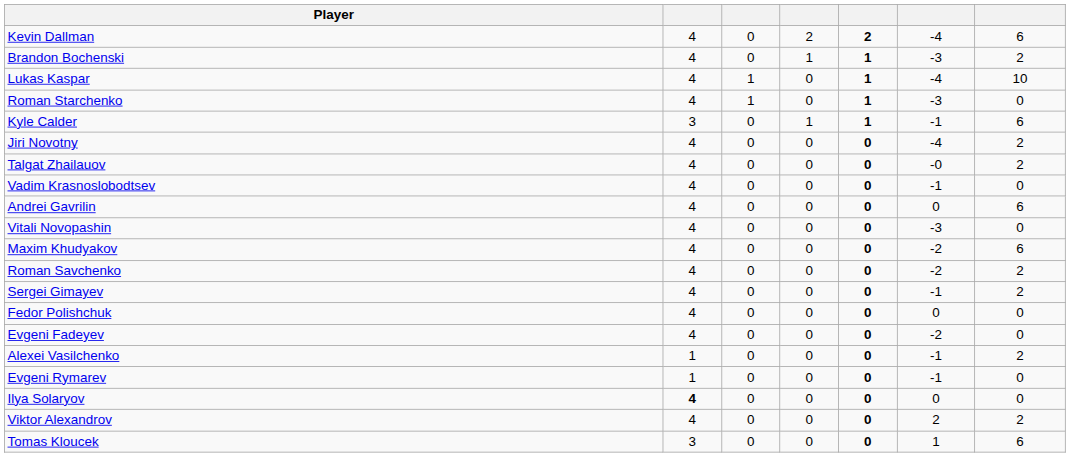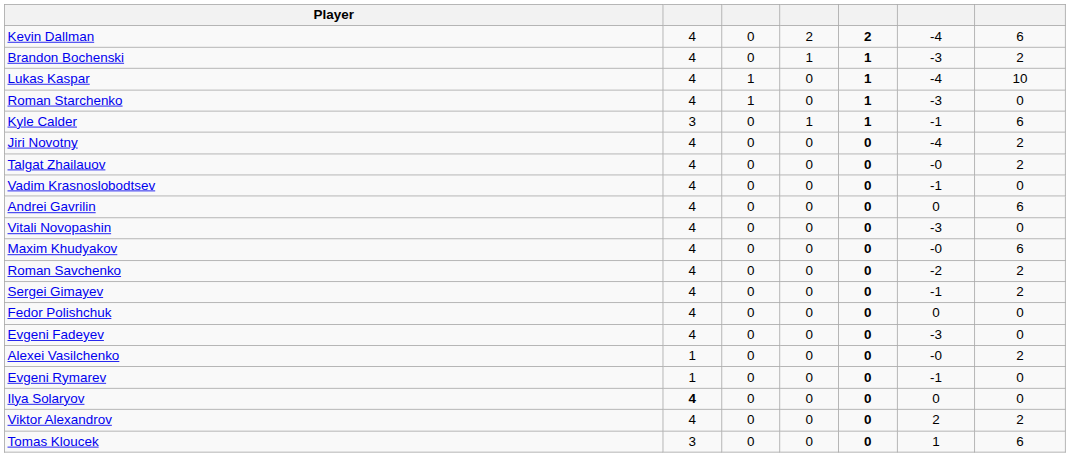(936, 249) -2 -> (936, 249) -0
(936, 334) -2 -> (936, 334) -3
(936, 356) -1 -> (936, 356) -0
